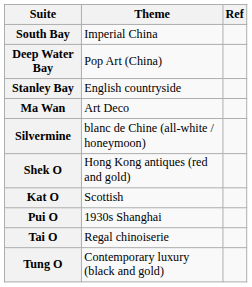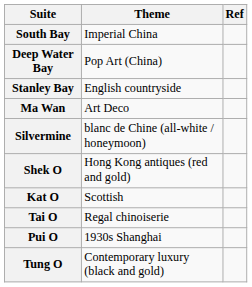rows swapped: (43, 217) <-> (43, 237)
